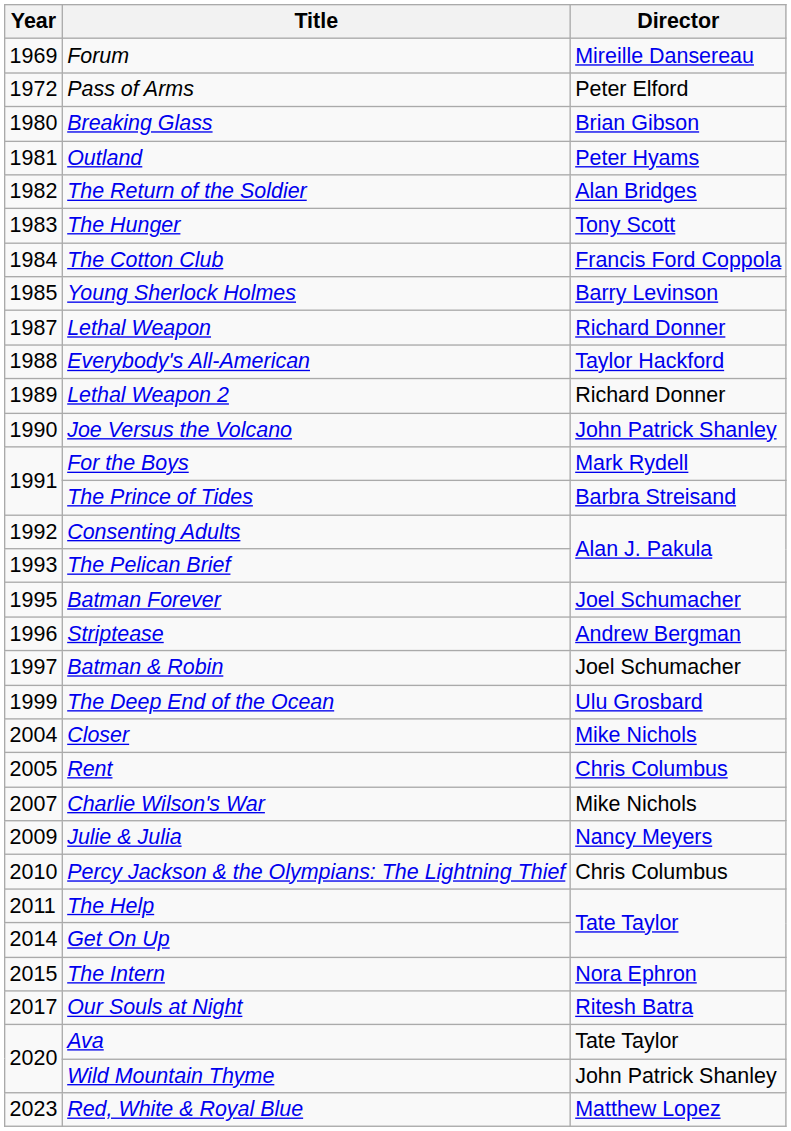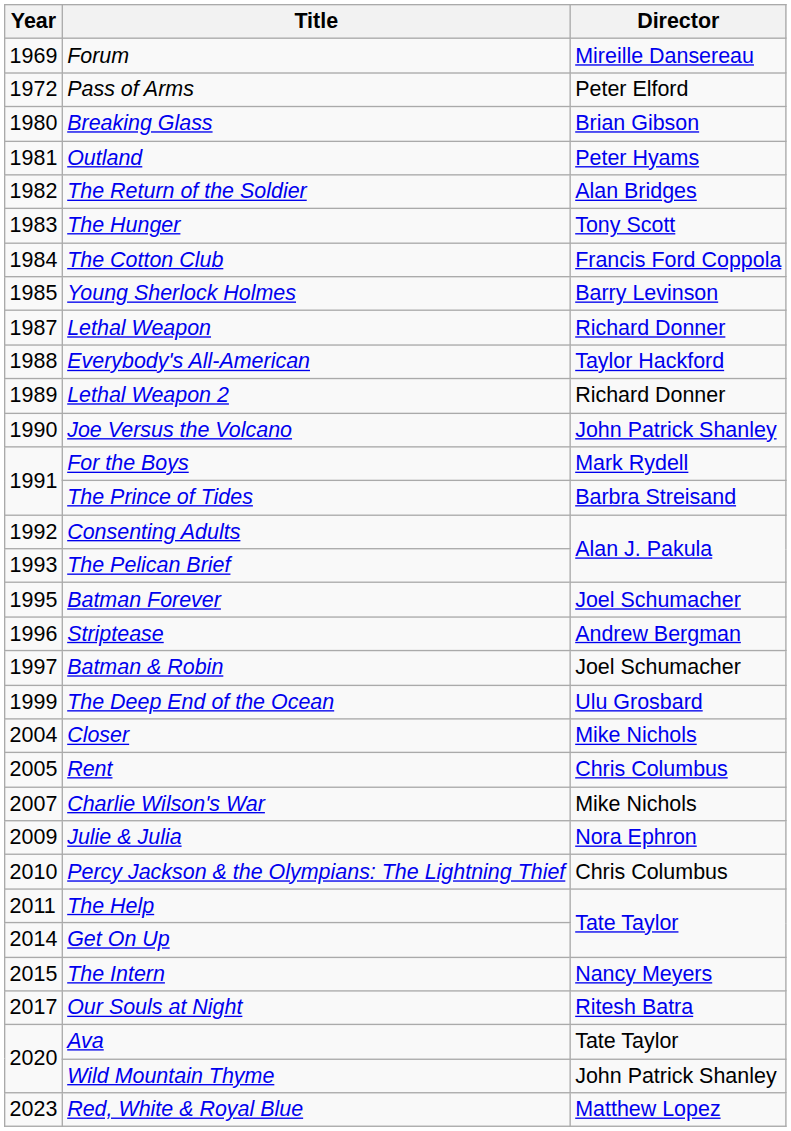(644, 837) Nancy Meyers -> (636, 837) Nora Ephron
(636, 973) Nora Ephron -> (644, 973) Nancy Meyers
